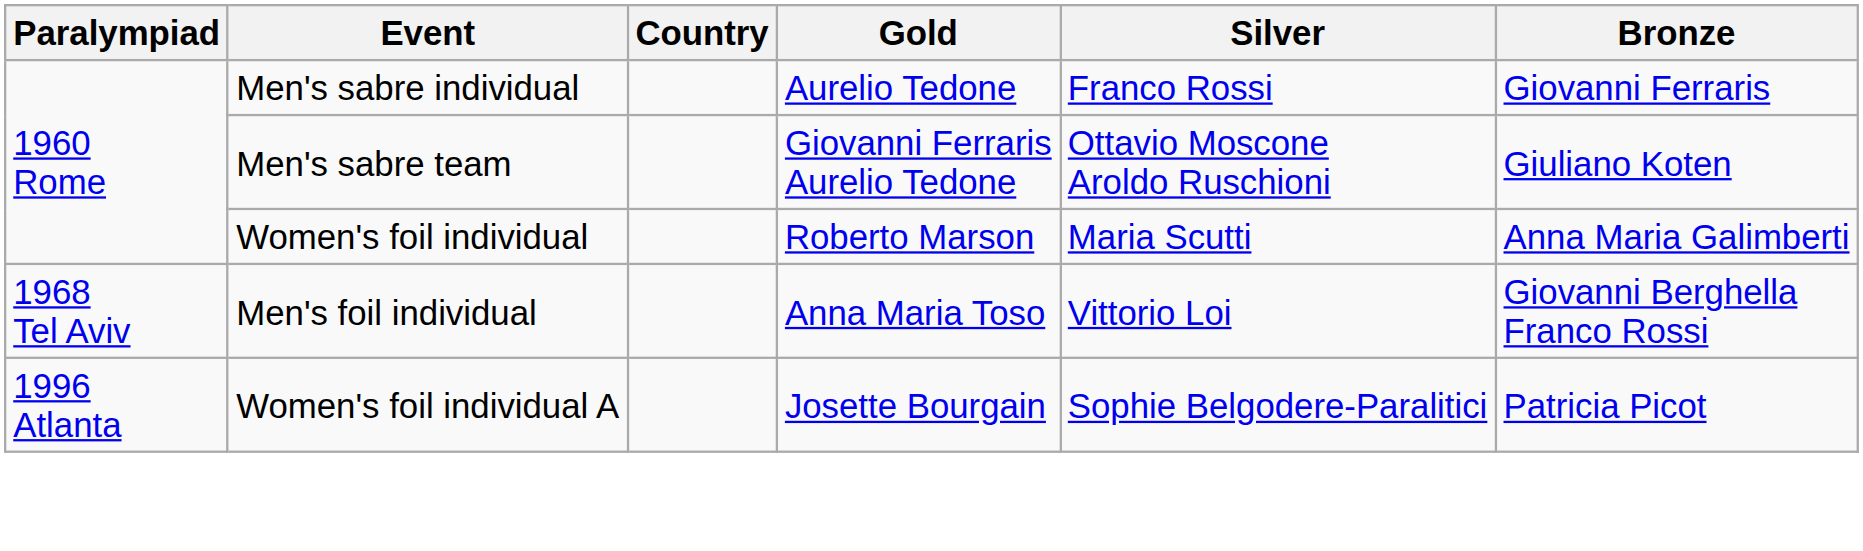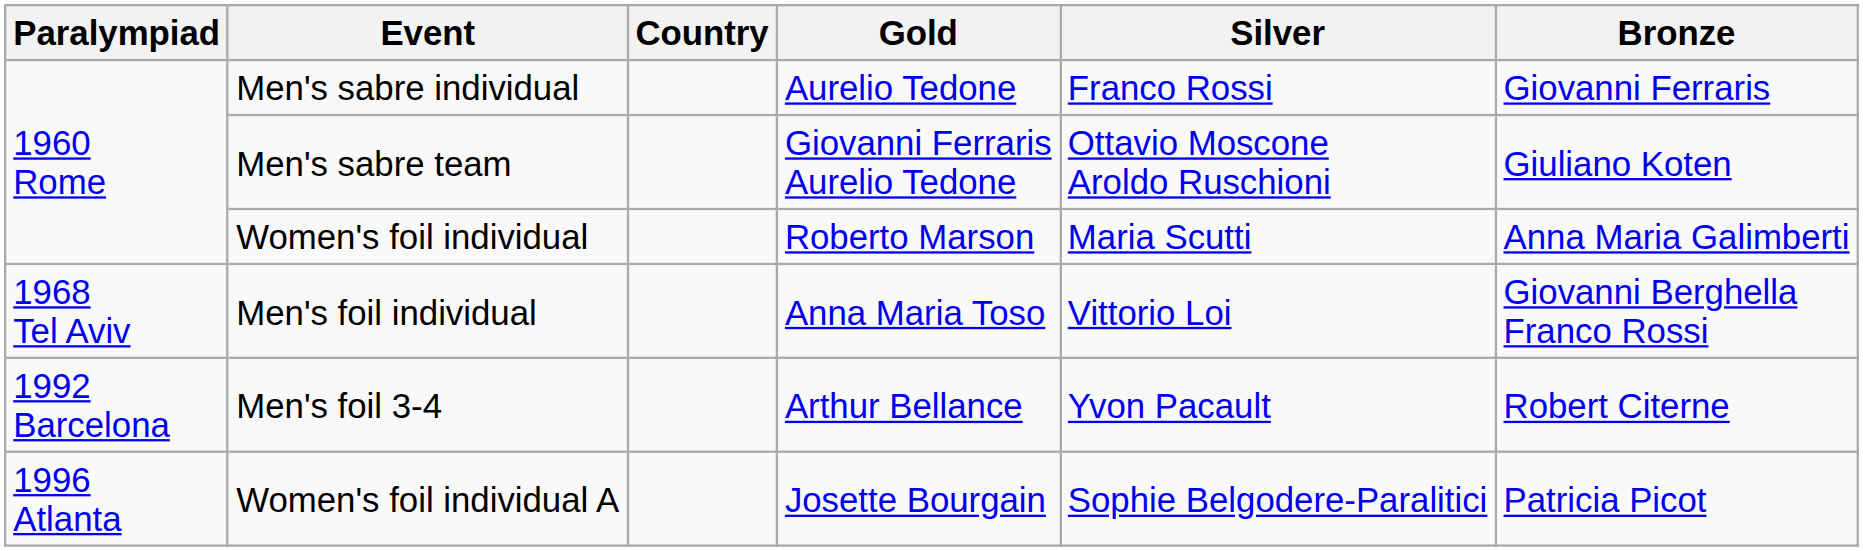+ row: (339, 406)
